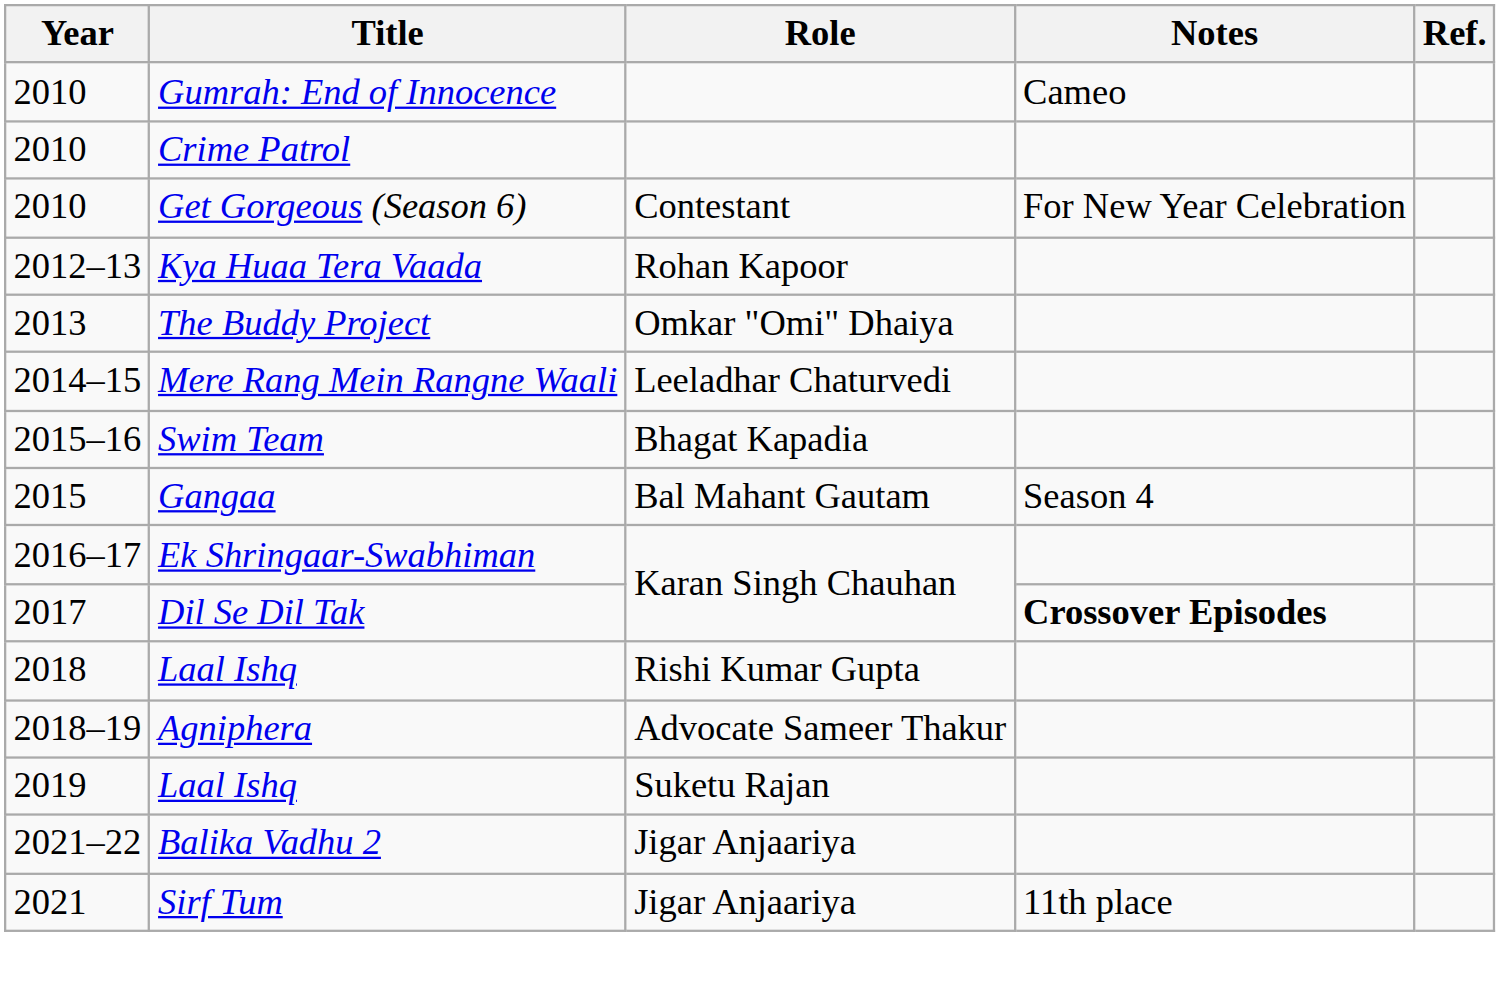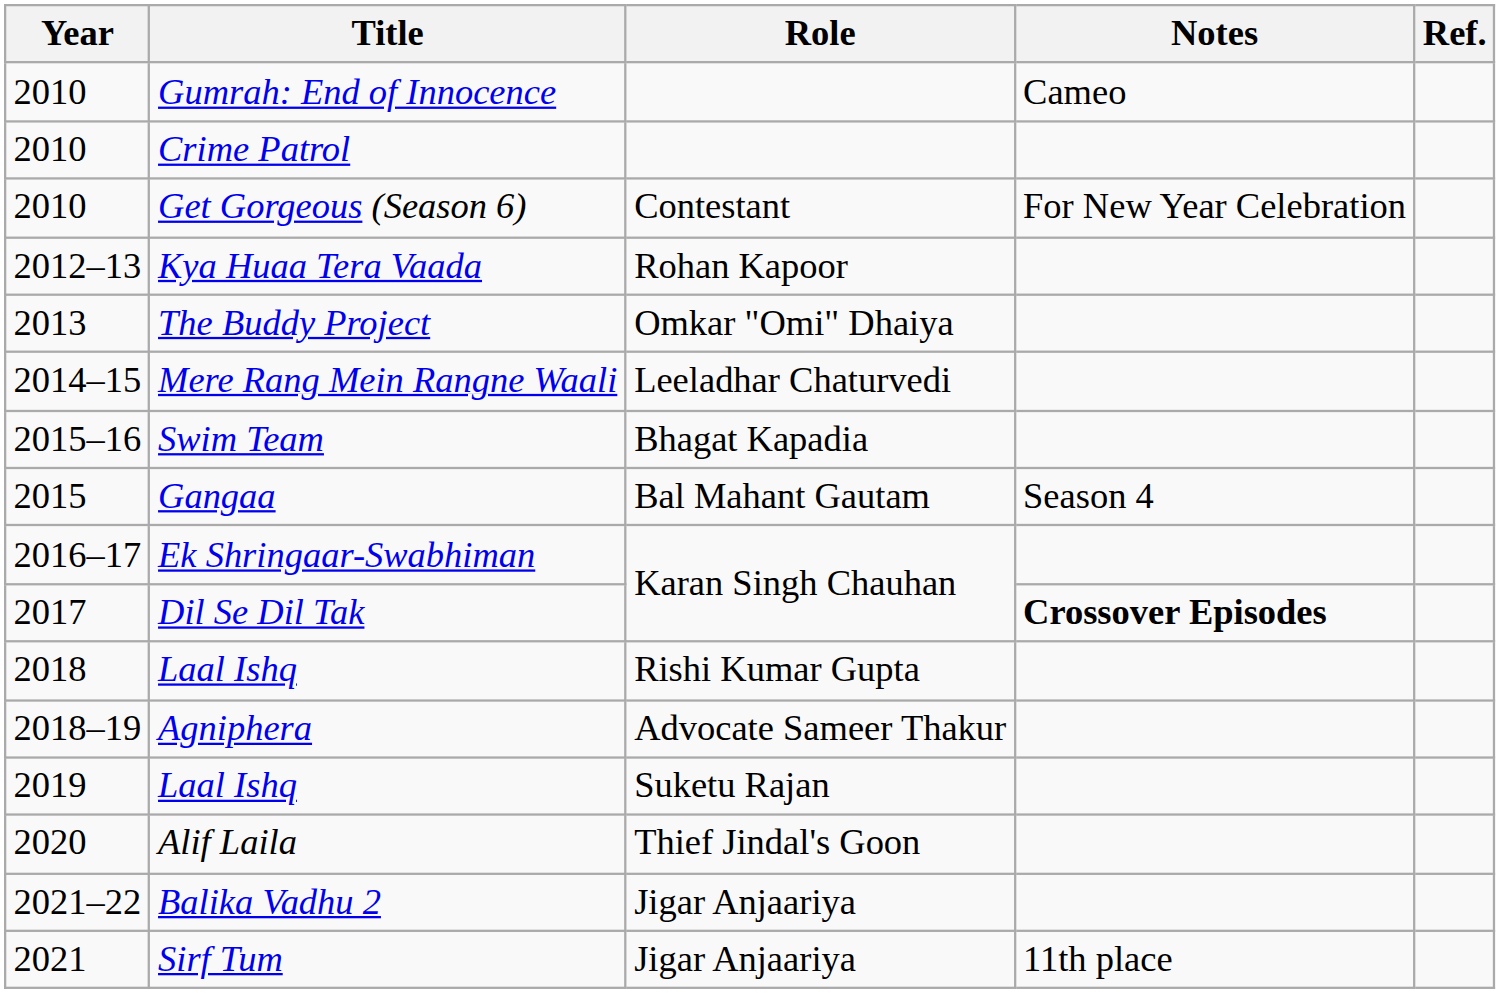+ row: (50, 843)
